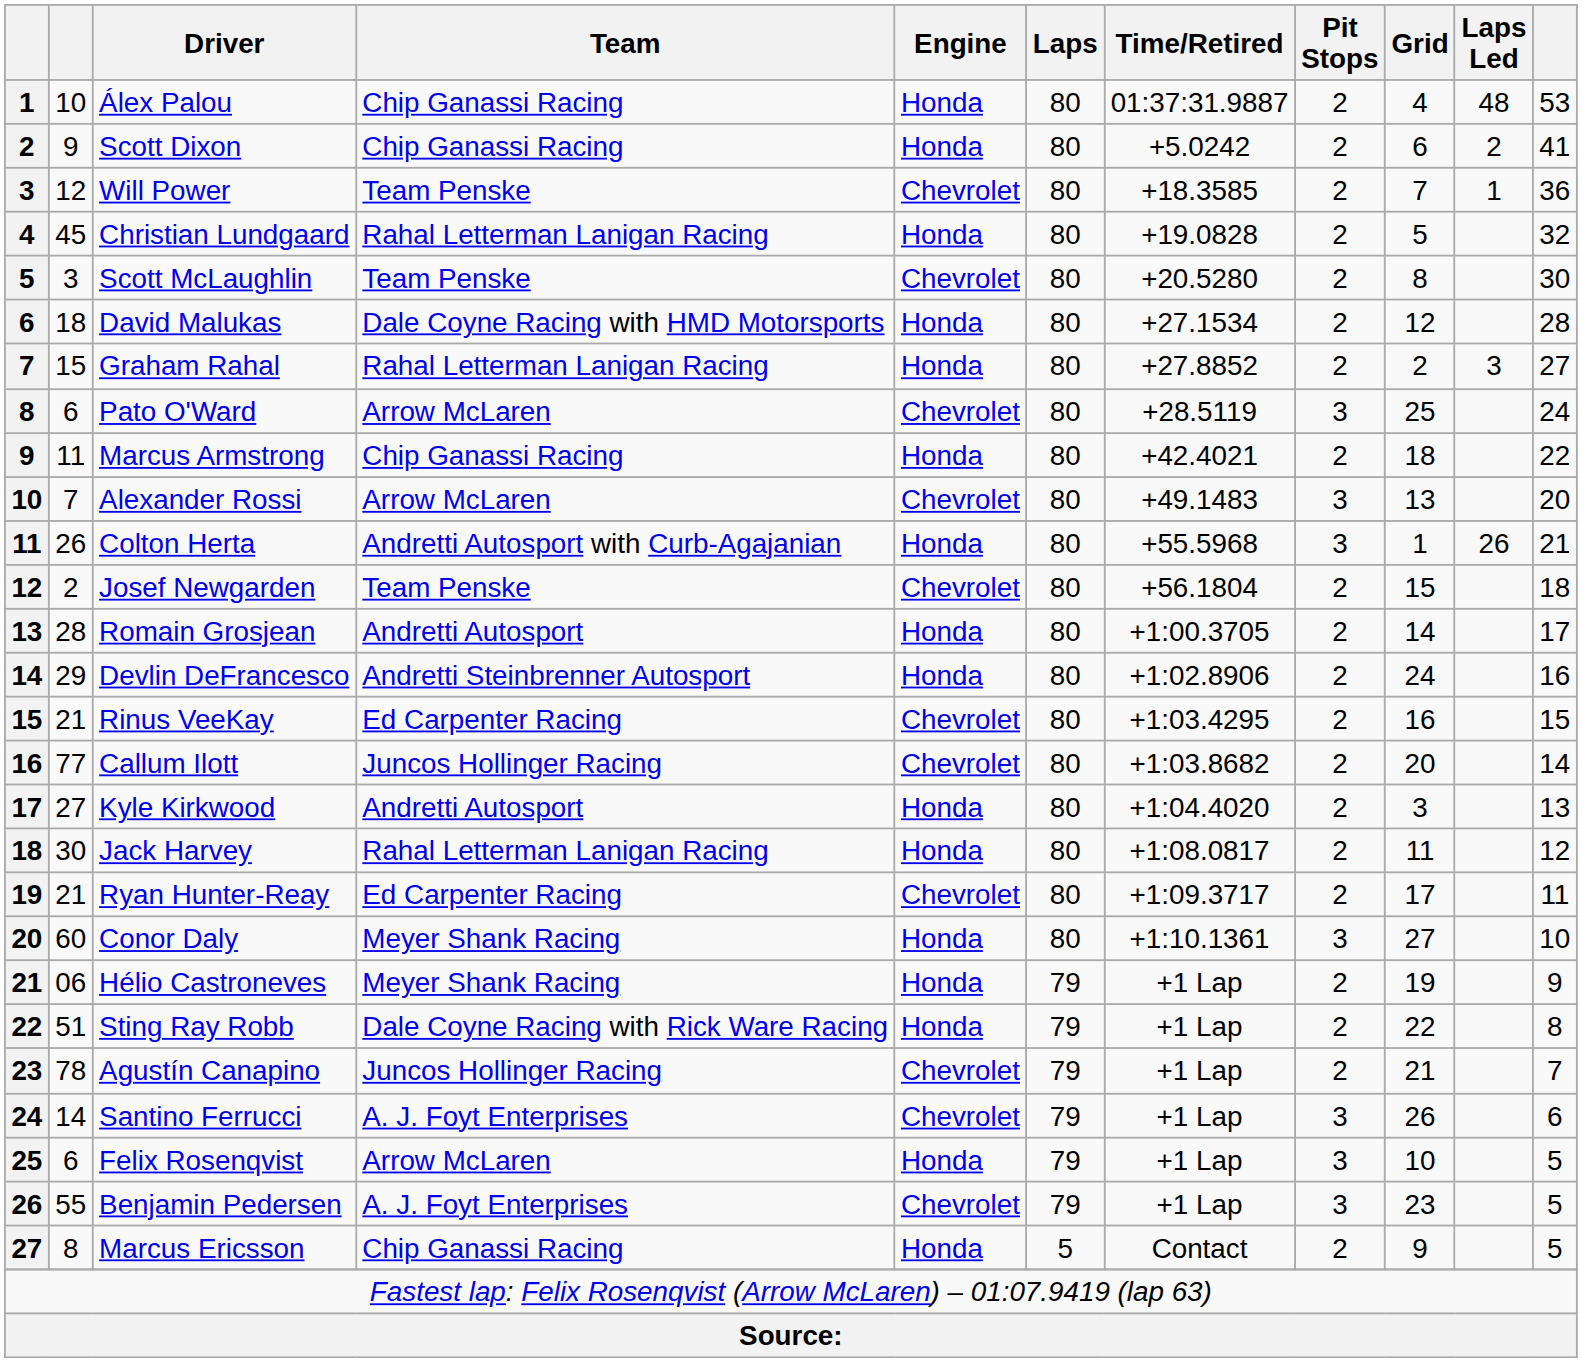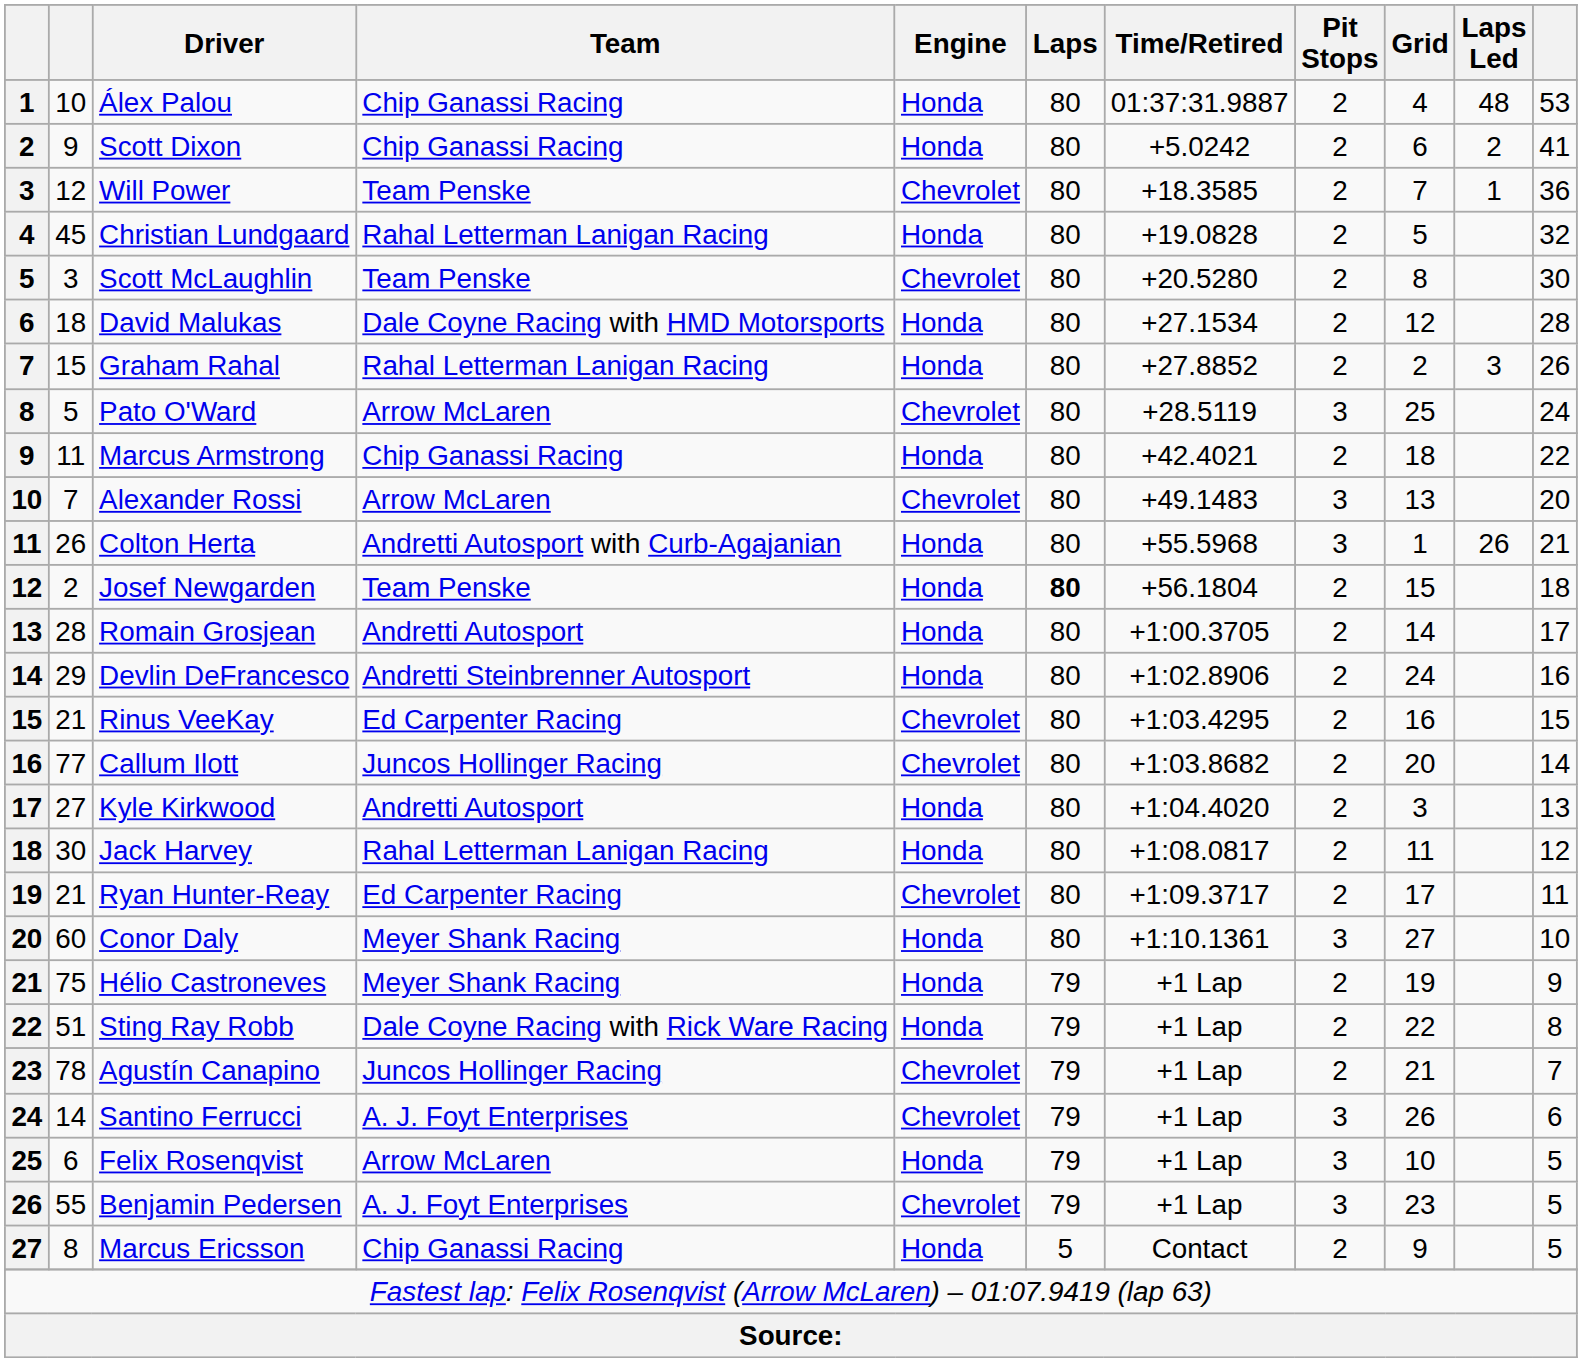(1555, 366) 27 -> (1555, 366) 26
(71, 411) 6 -> (71, 411) 5
(960, 587) Chevrolet -> (942, 587) Honda
(1065, 587) normal -> (1065, 587) bold
(71, 983) 06 -> (71, 983) 75
